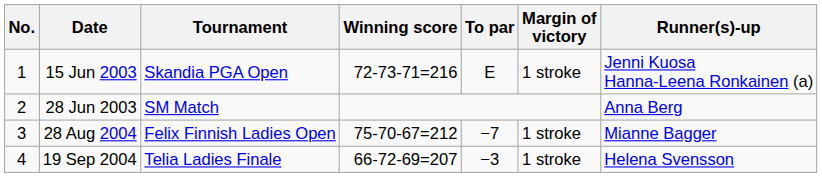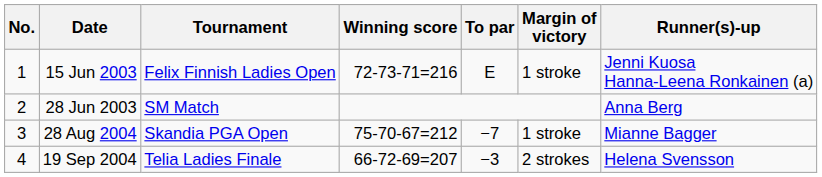(216, 72) Skandia PGA Open -> (240, 72) Felix Finnish Ladies Open
(240, 134) Felix Finnish Ladies Open -> (216, 134) Skandia PGA Open
(552, 160) 1 stroke -> (556, 160) 2 strokes
